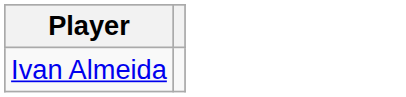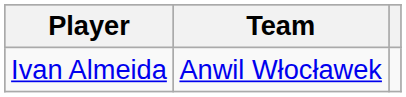+ column: (281, 26)
